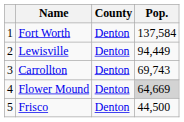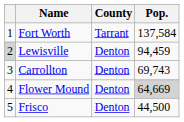(112, 32) Denton -> (112, 32) Tarrant
(10, 51) no background -> (10, 51) lightgrey background
(154, 51) 94,449 -> (154, 51) 94,459
